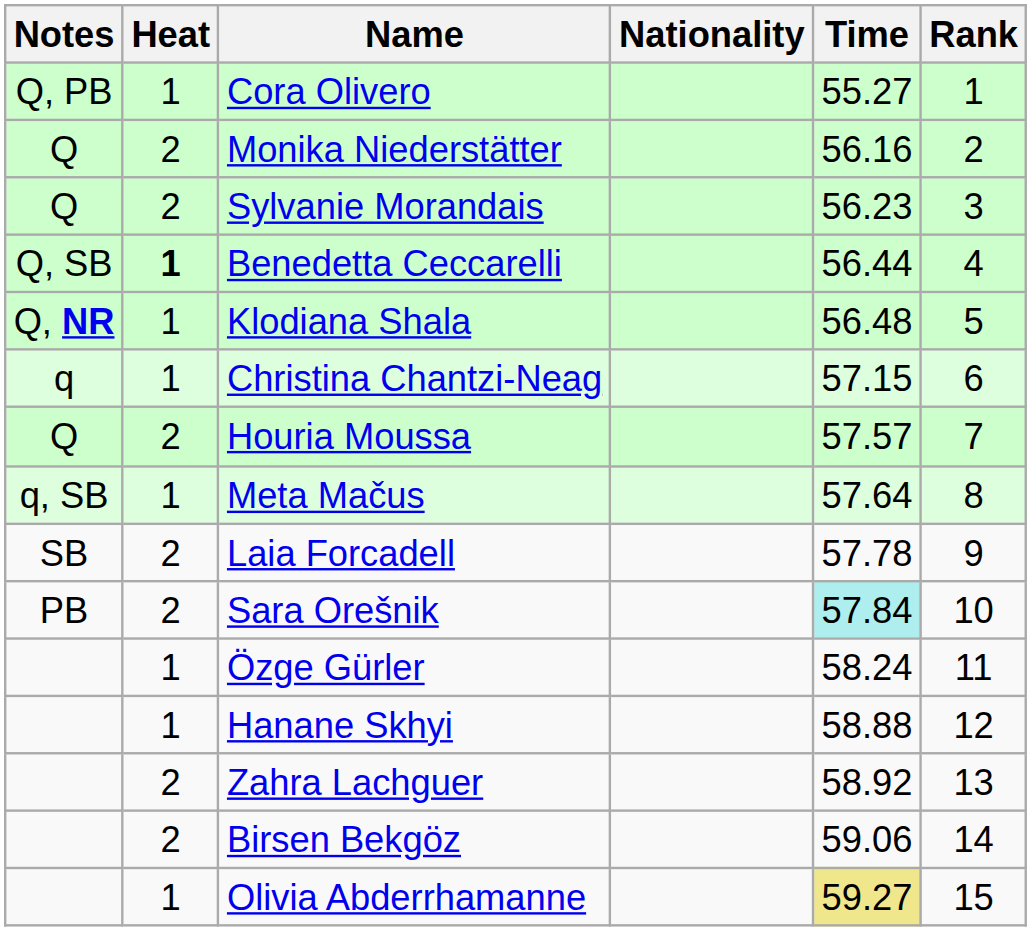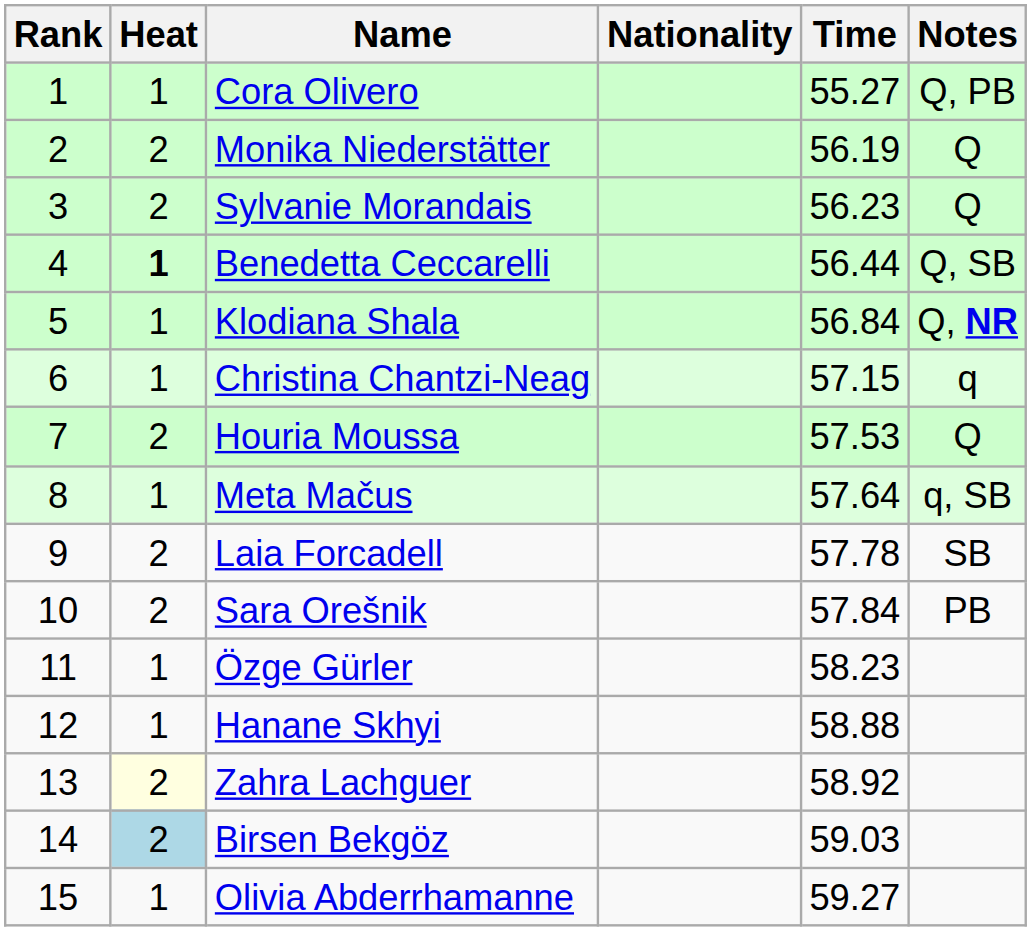columns swapped: (974, 34) <-> (64, 34)
(867, 149) 56.16 -> (855, 149) 56.19
(867, 322) 56.48 -> (855, 322) 56.84
(867, 437) 57.57 -> (855, 437) 57.53
(867, 609) paleturquoise background -> (855, 609) no background
(867, 667) 58.24 -> (855, 667) 58.23
(171, 782) no background -> (159, 782) lightyellow background
(171, 839) no background -> (159, 839) lightblue background
(867, 839) 59.06 -> (855, 839) 59.03
(867, 897) khaki background -> (855, 897) no background
